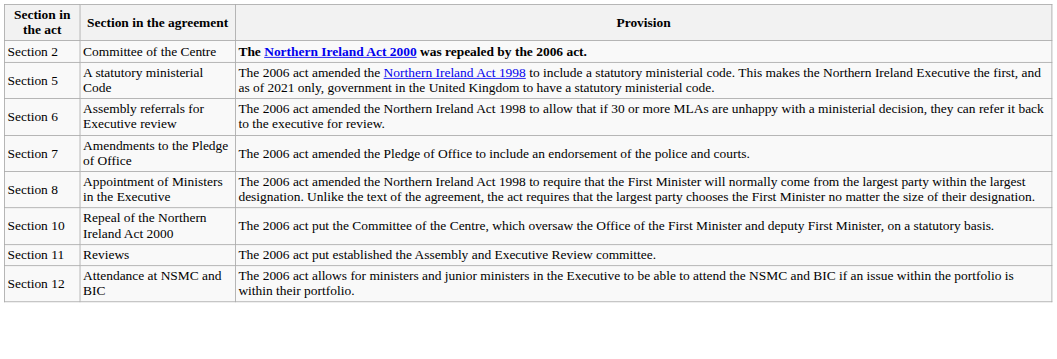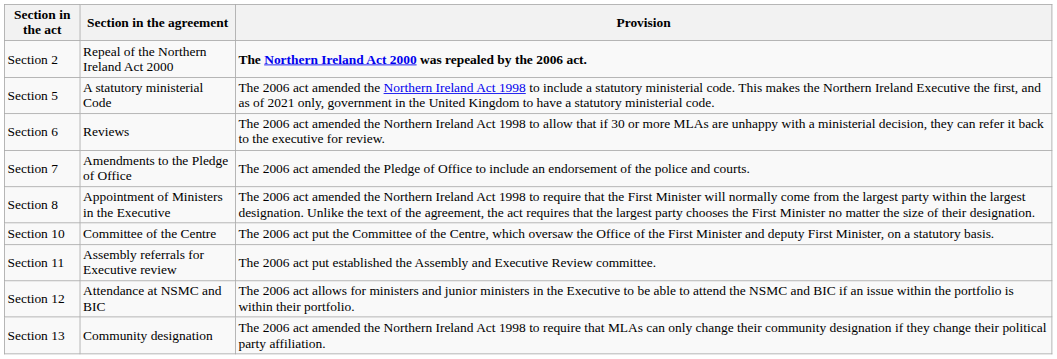(150, 51) Committee of the Centre -> (145, 59) Repeal of the Northern Ireland Act 2000
(144, 116) Assembly referrals for Executive review -> (106, 132) Reviews
(145, 226) Repeal of the Northern Ireland Act 2000 -> (150, 233) Committee of the Centre
(106, 255) Reviews -> (144, 262) Assembly referrals for Executive review
+ row: (36, 335)
